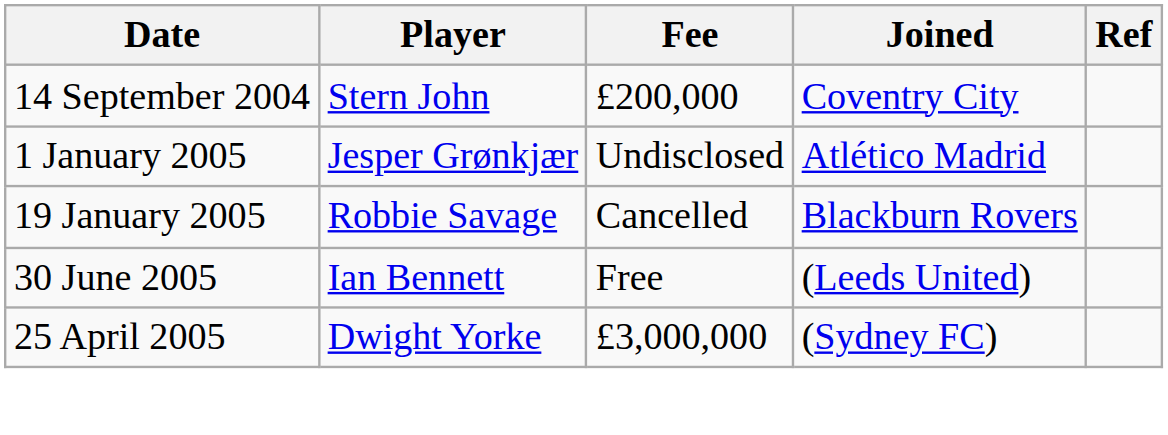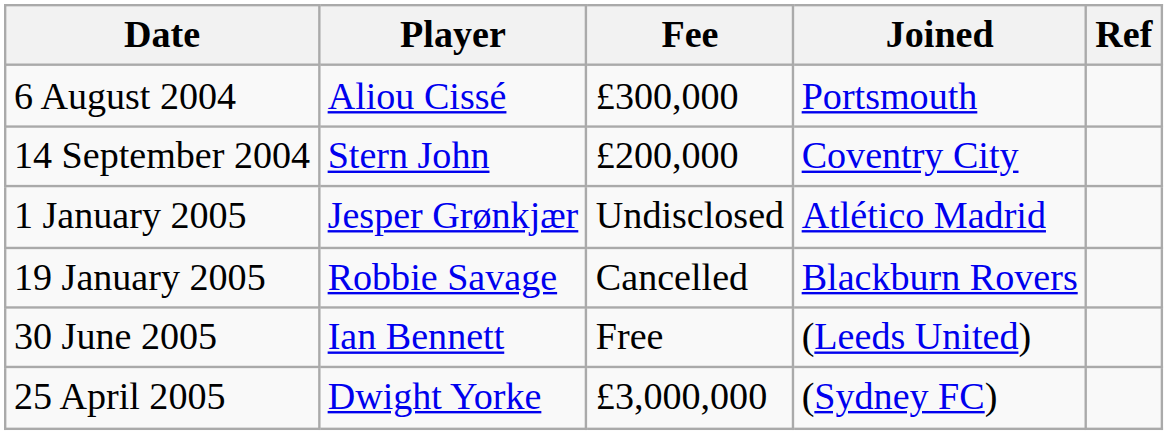+ row: (125, 95)
